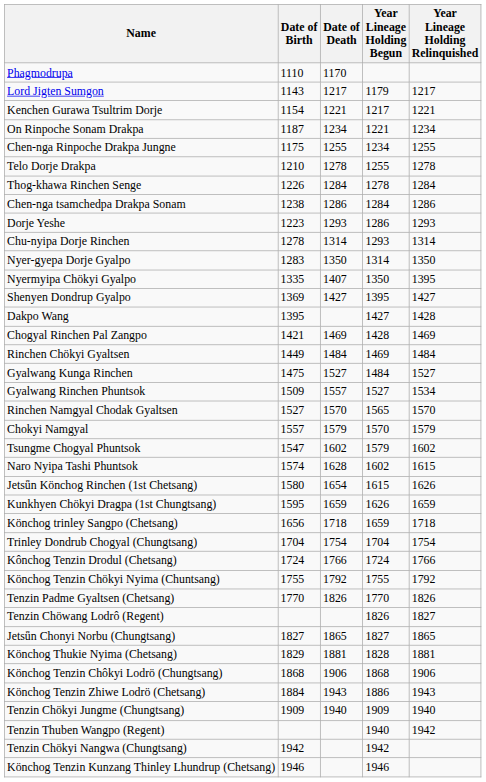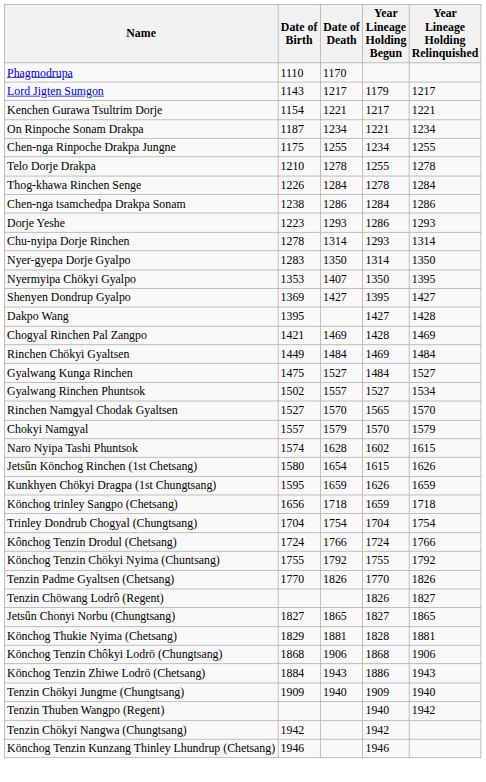(292, 279) 1335 -> (292, 279) 1353
(292, 391) 1509 -> (292, 391) 1502
- row: (74, 448)
